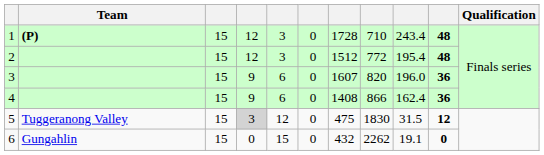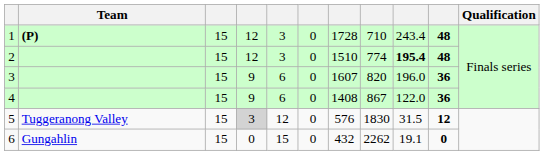(344, 56) 1512 -> (344, 56) 1510
(377, 56) 772 -> (377, 56) 774
(411, 56) normal -> (411, 56) bold
(377, 98) 866 -> (377, 98) 867
(411, 98) 162.4 -> (411, 98) 122.0
(344, 118) 475 -> (344, 118) 576
